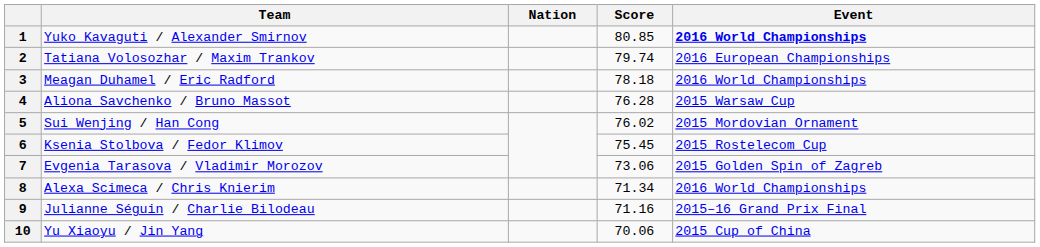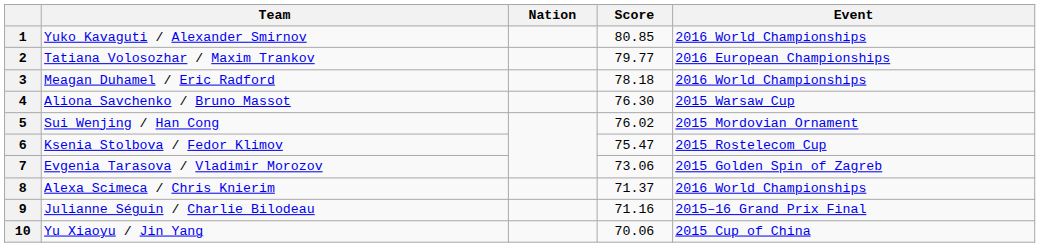(771, 37) bold -> (771, 37) normal
(634, 59) 79.74 -> (634, 59) 79.77
(634, 102) 76.28 -> (634, 102) 76.30
(634, 145) 75.45 -> (634, 145) 75.47
(634, 188) 71.34 -> (634, 188) 71.37
